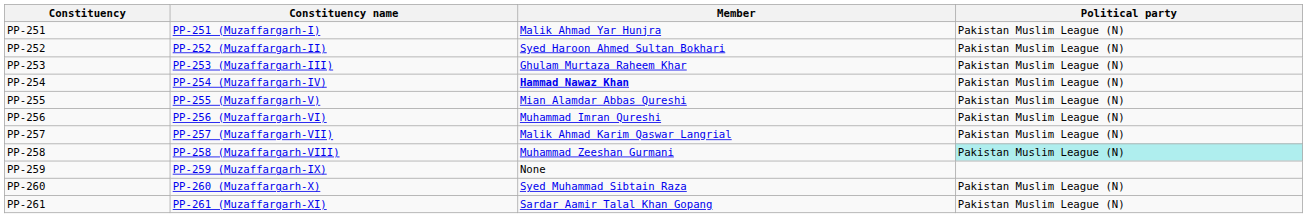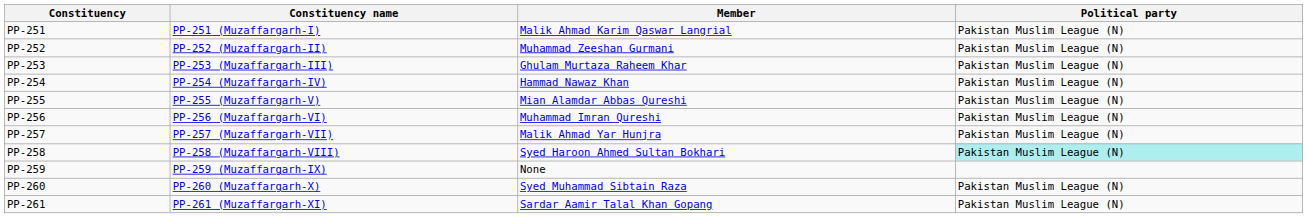(590, 30) Malik Ahmad Yar Hunjra -> (626, 30) Malik Ahmad Karim Qaswar Langrial
(623, 48) Syed Haroon Ahmed Sultan Bokhari -> (597, 48) Muhammad Zeeshan Gurmani
(574, 83) bold -> (574, 83) normal
(626, 135) Malik Ahmad Karim Qaswar Langrial -> (590, 135) Malik Ahmad Yar Hunjra
(597, 152) Muhammad Zeeshan Gurmani -> (623, 152) Syed Haroon Ahmed Sultan Bokhari
